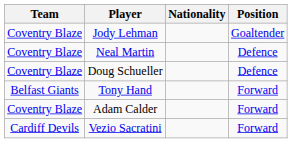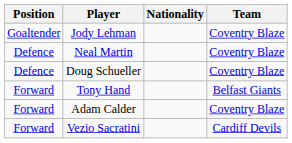columns swapped: (258, 14) <-> (45, 14)
